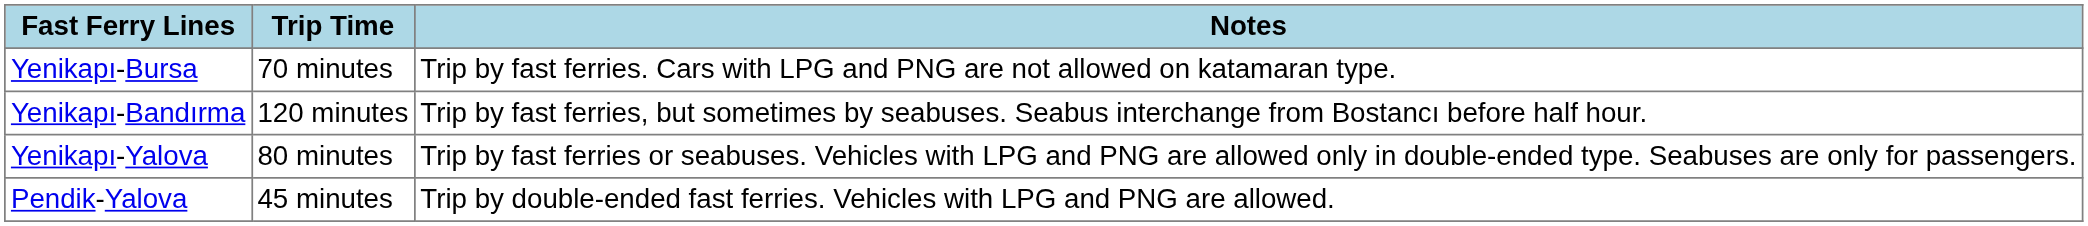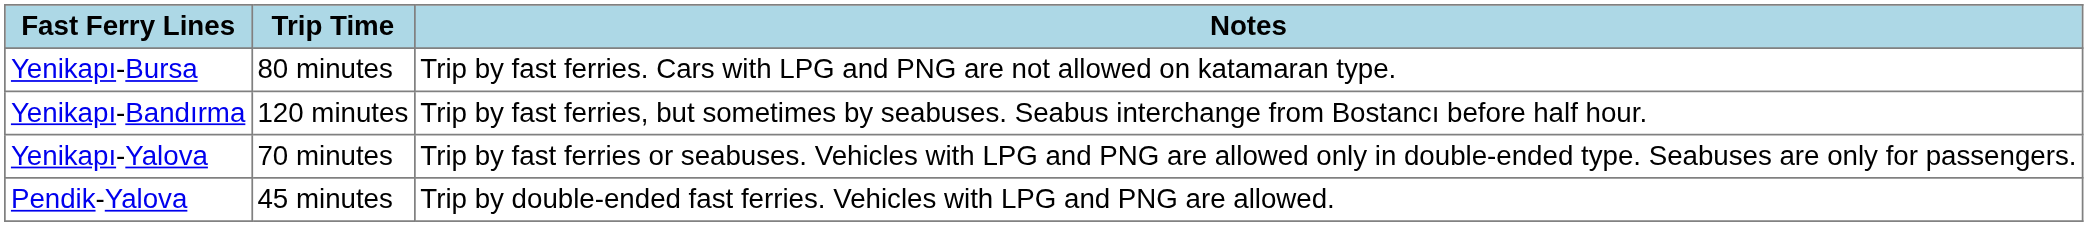(325, 69) 70 minutes -> (325, 69) 80 minutes
(325, 155) 80 minutes -> (325, 155) 70 minutes
